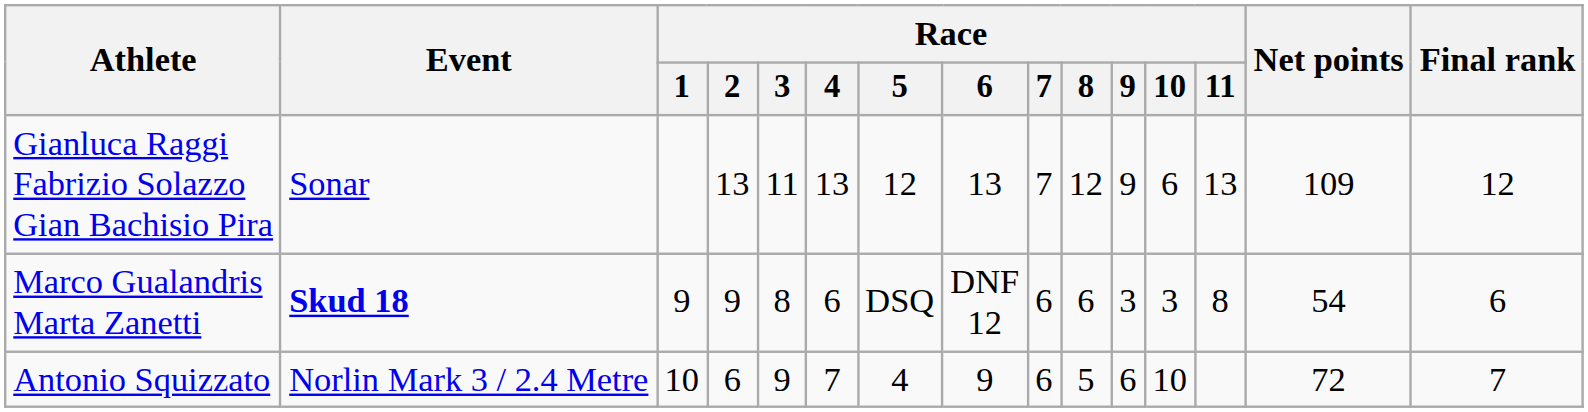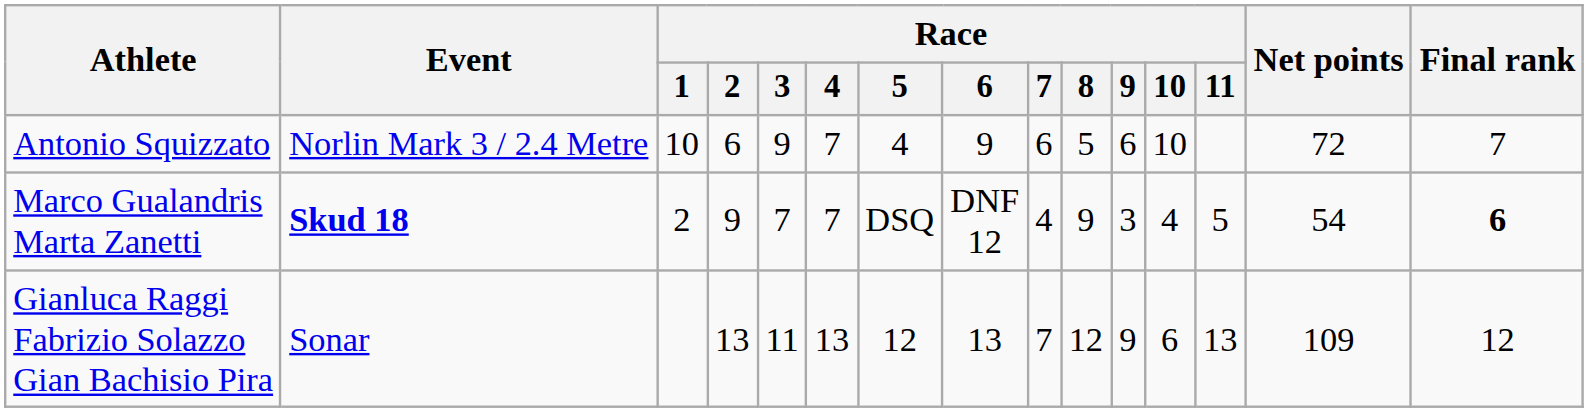rows swapped: (142, 379) <-> (143, 184)
(682, 302) 9 -> (682, 220) 2
(782, 302) 8 -> (782, 220) 7
(832, 302) 6 -> (832, 220) 7
(1044, 302) 6 -> (1044, 220) 4
(1086, 302) 6 -> (1086, 220) 9
(1170, 302) 3 -> (1170, 220) 4
(1220, 302) 8 -> (1220, 220) 5
(1498, 302) normal -> (1498, 220) bold
